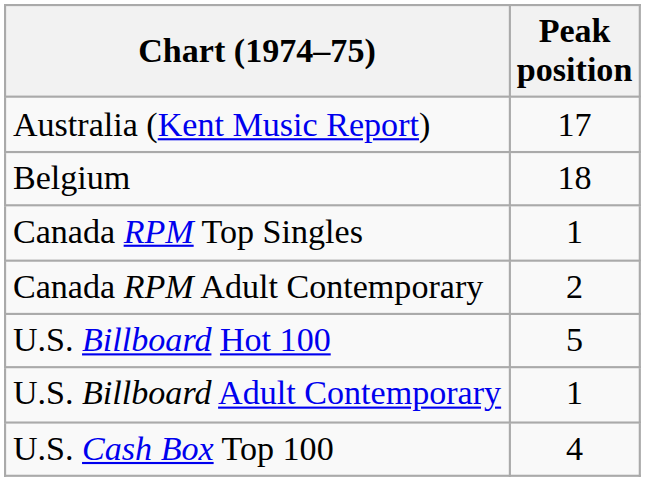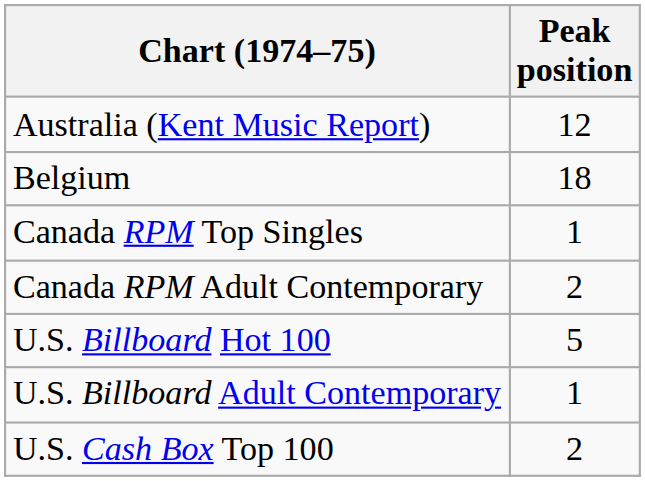(575, 123) 17 -> (575, 123) 12
(575, 448) 4 -> (575, 448) 2
